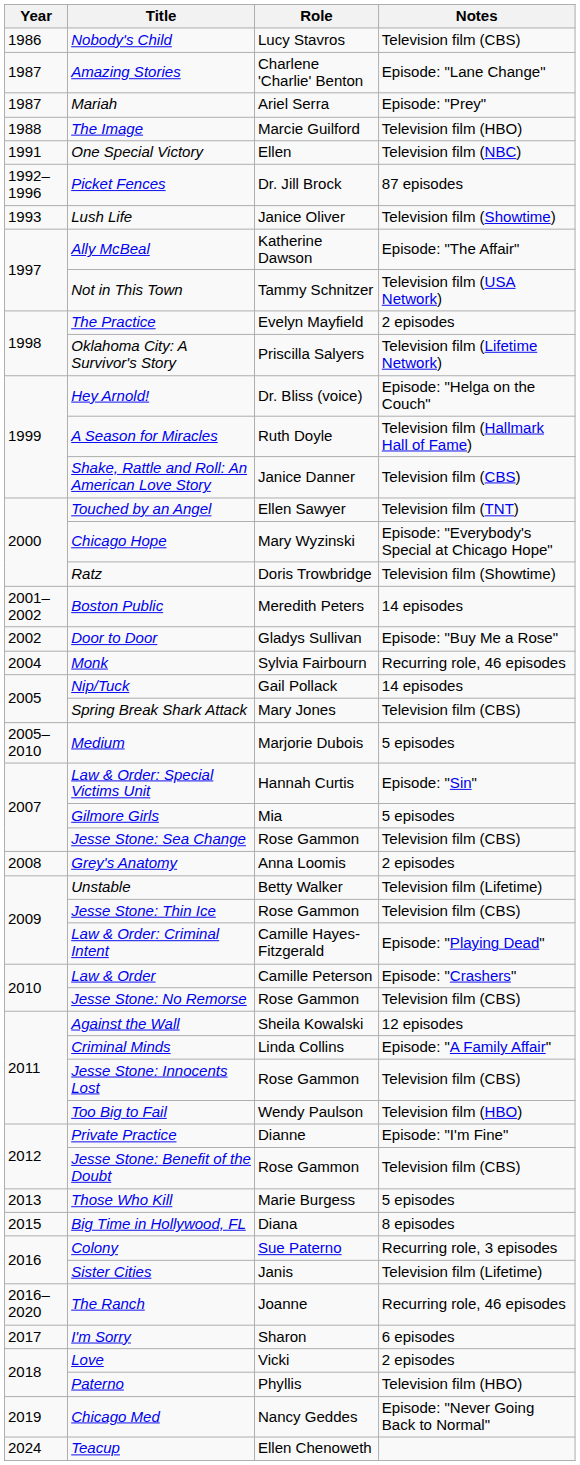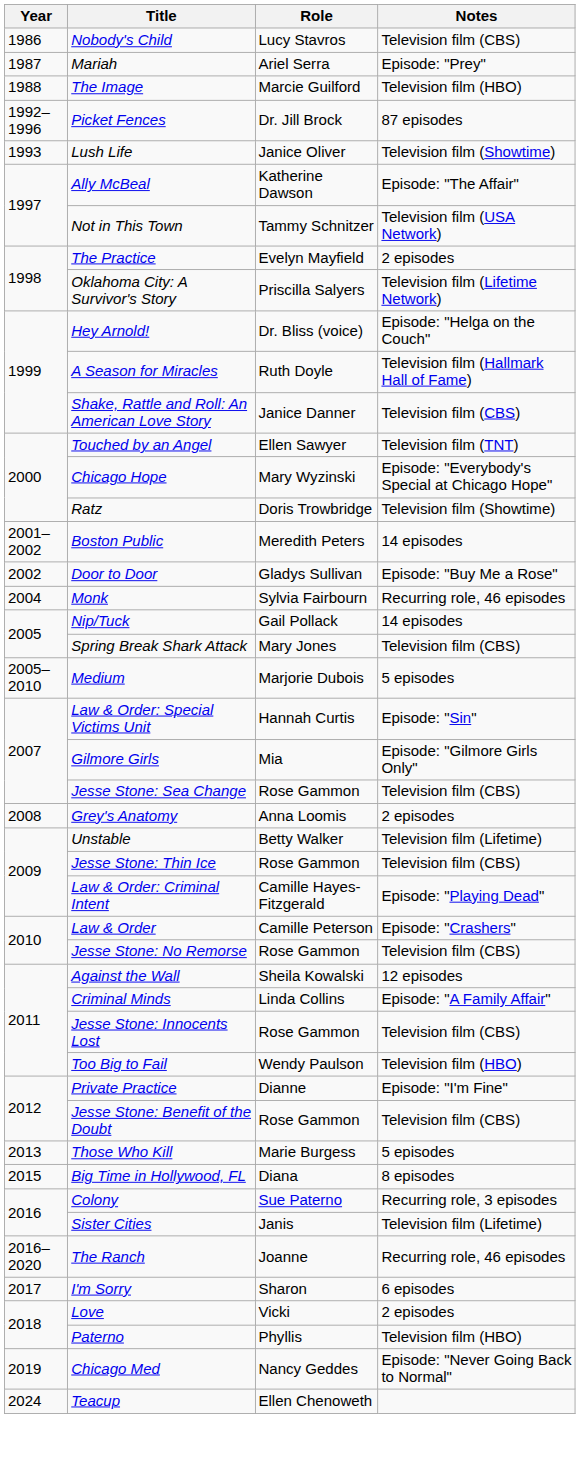- row: (126, 72)
- row: (137, 152)
(418, 815) 5 episodes -> (459, 759) Episode: "Gilmore Girls Only"
